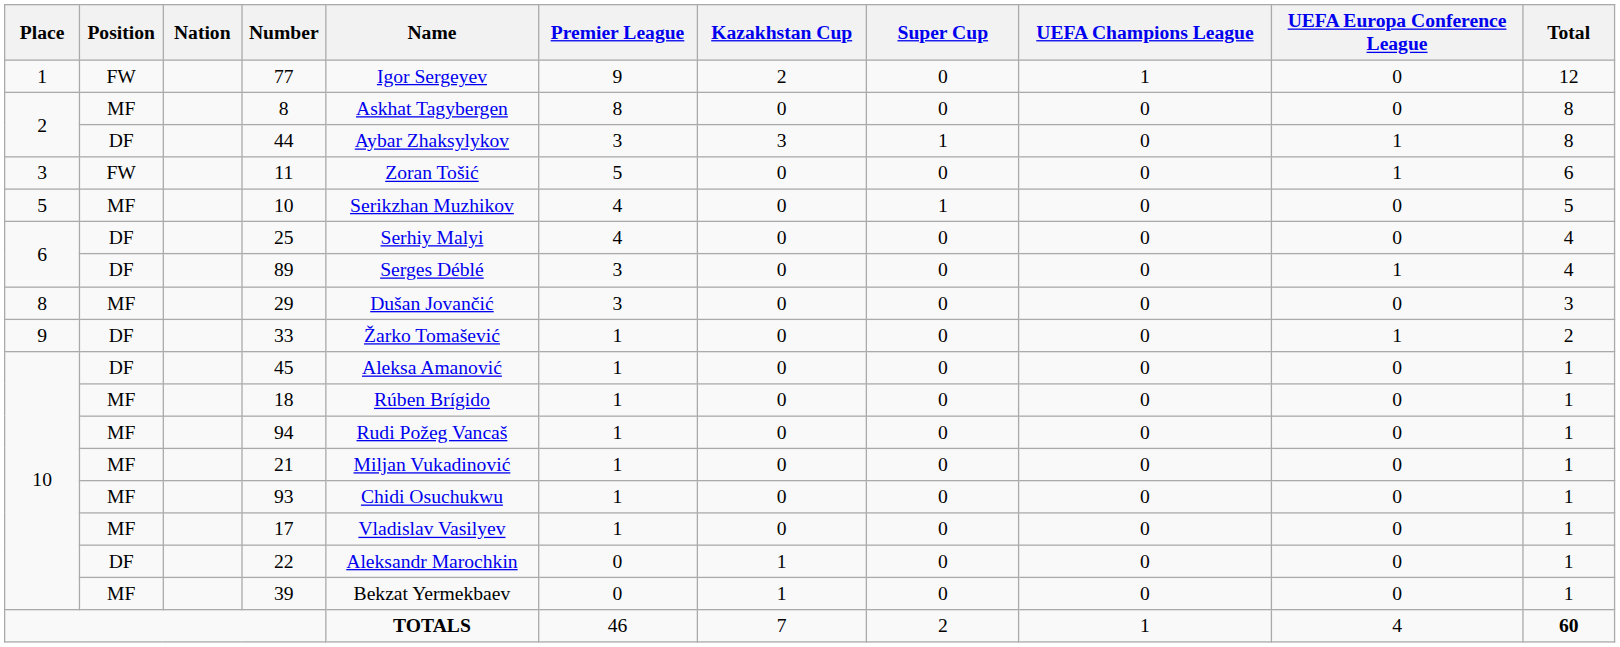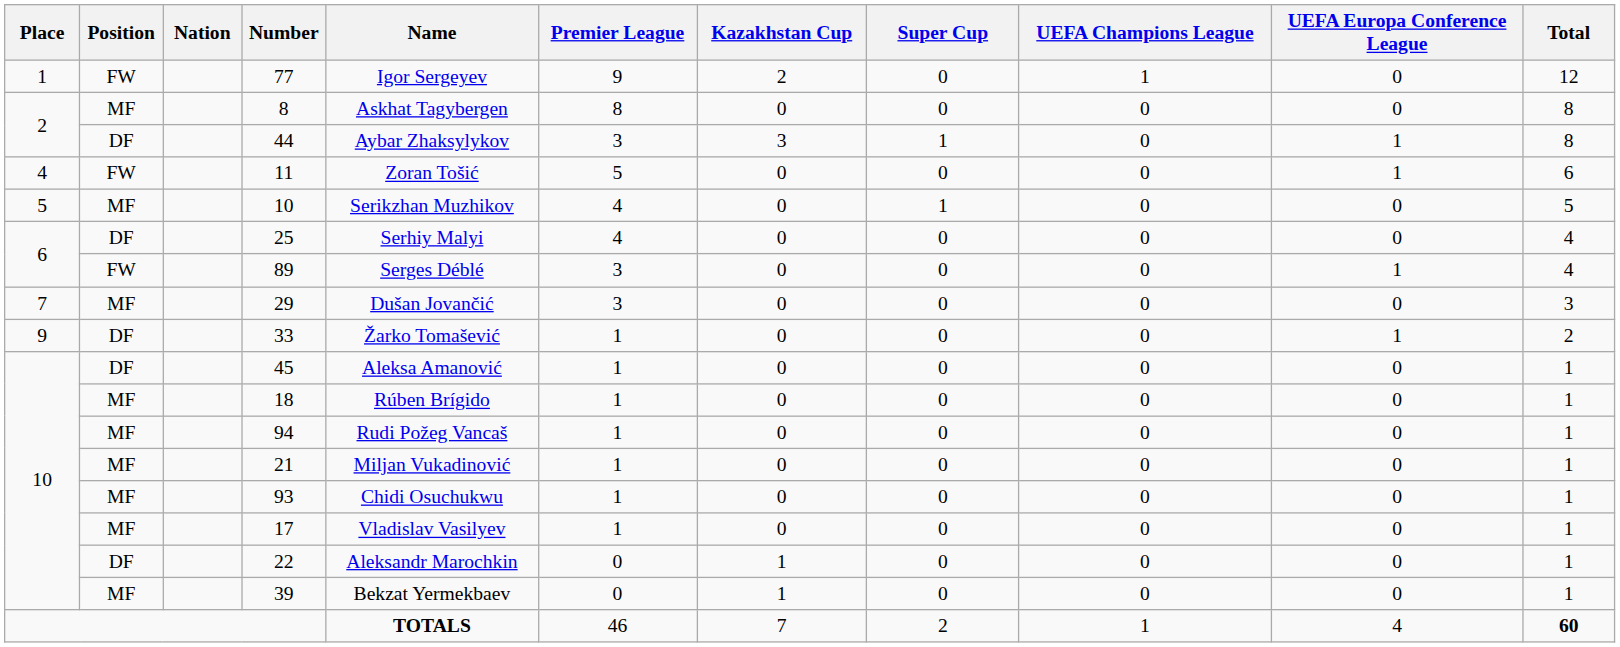(42, 173) 3 -> (42, 173) 4
(121, 270) DF -> (121, 270) FW
(42, 302) 8 -> (42, 302) 7
